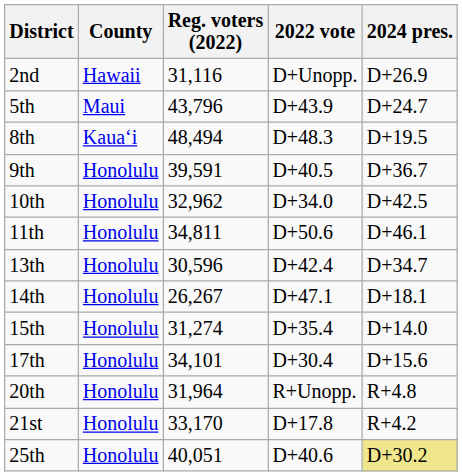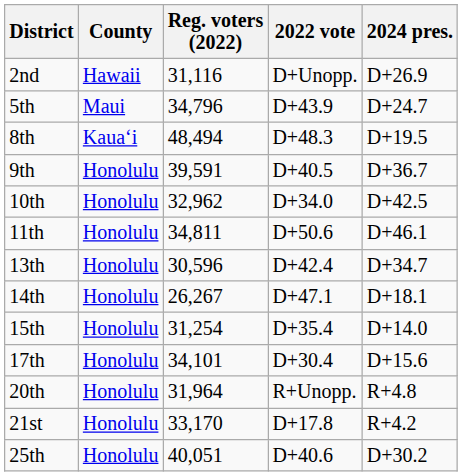(195, 106) 43,796 -> (195, 106) 34,796
(195, 328) 31,274 -> (195, 328) 31,254
(397, 455) khaki background -> (397, 455) no background
